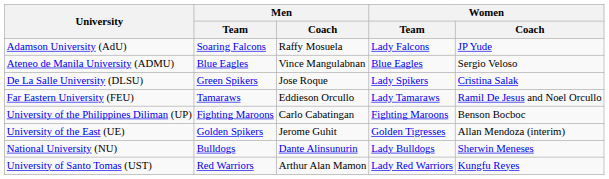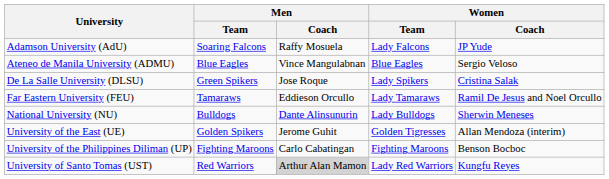rows swapped: (62, 149) <-> (99, 115)
(323, 166) no background -> (323, 166) lightgrey background
